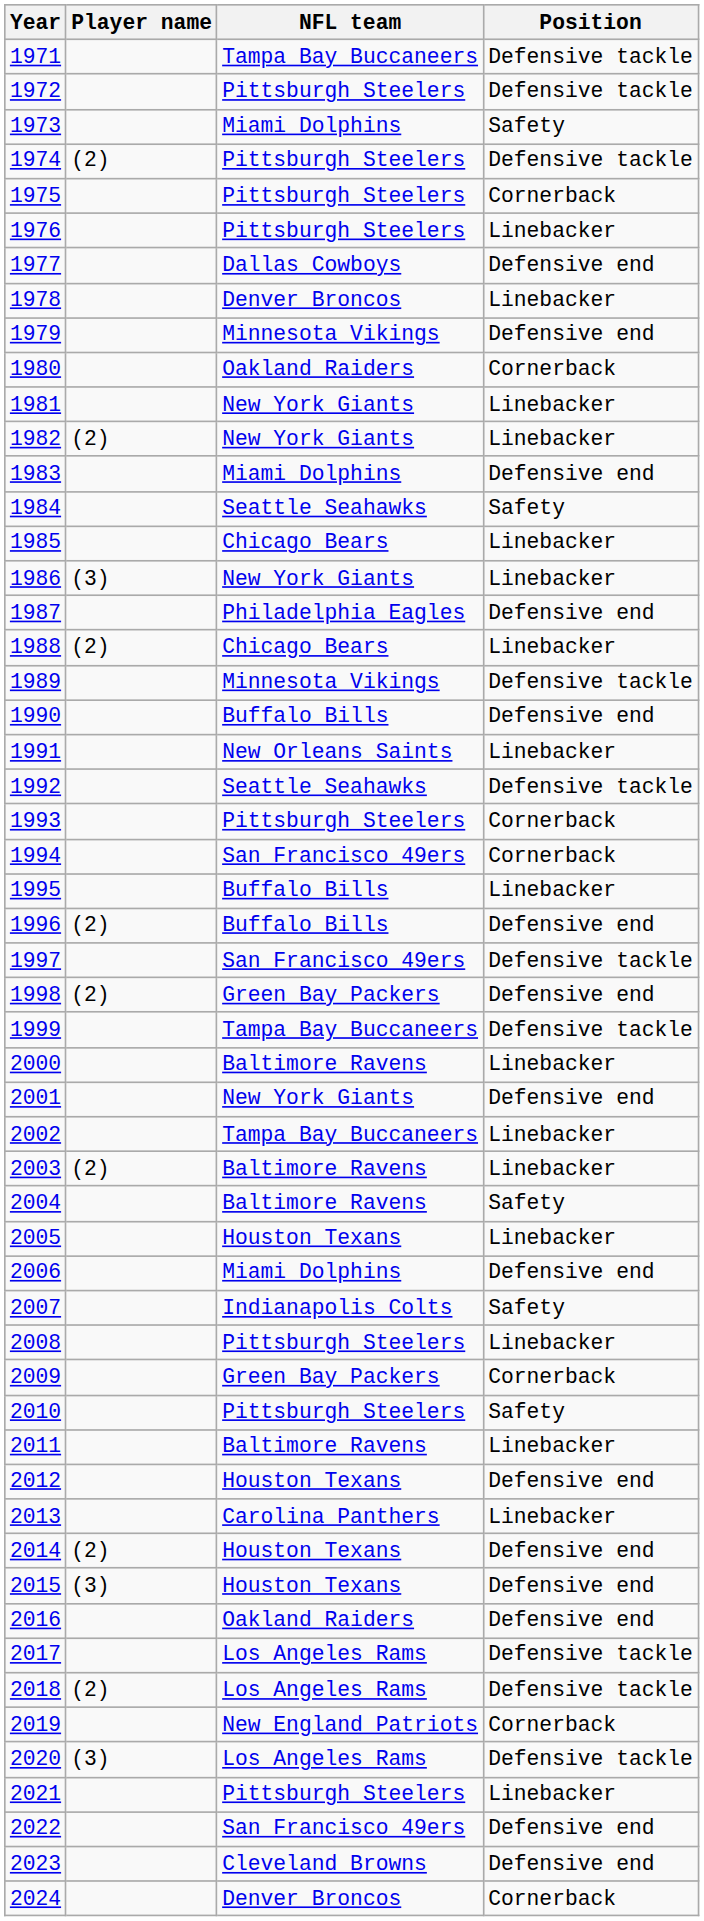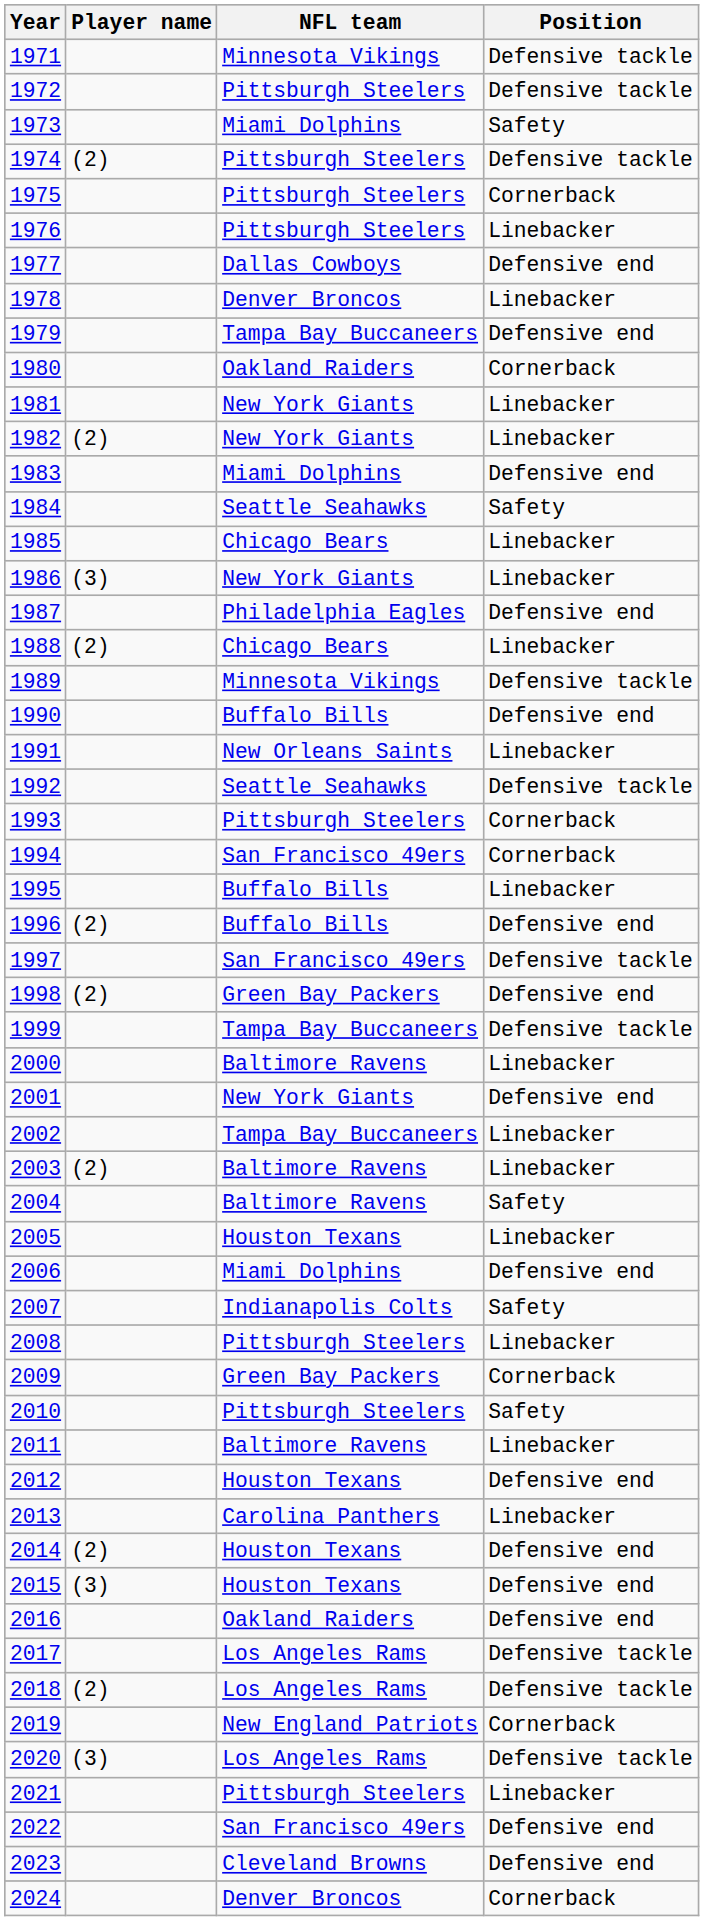(350, 57) Tampa Bay Buccaneers -> (331, 57) Minnesota Vikings
(331, 335) Minnesota Vikings -> (350, 335) Tampa Bay Buccaneers
